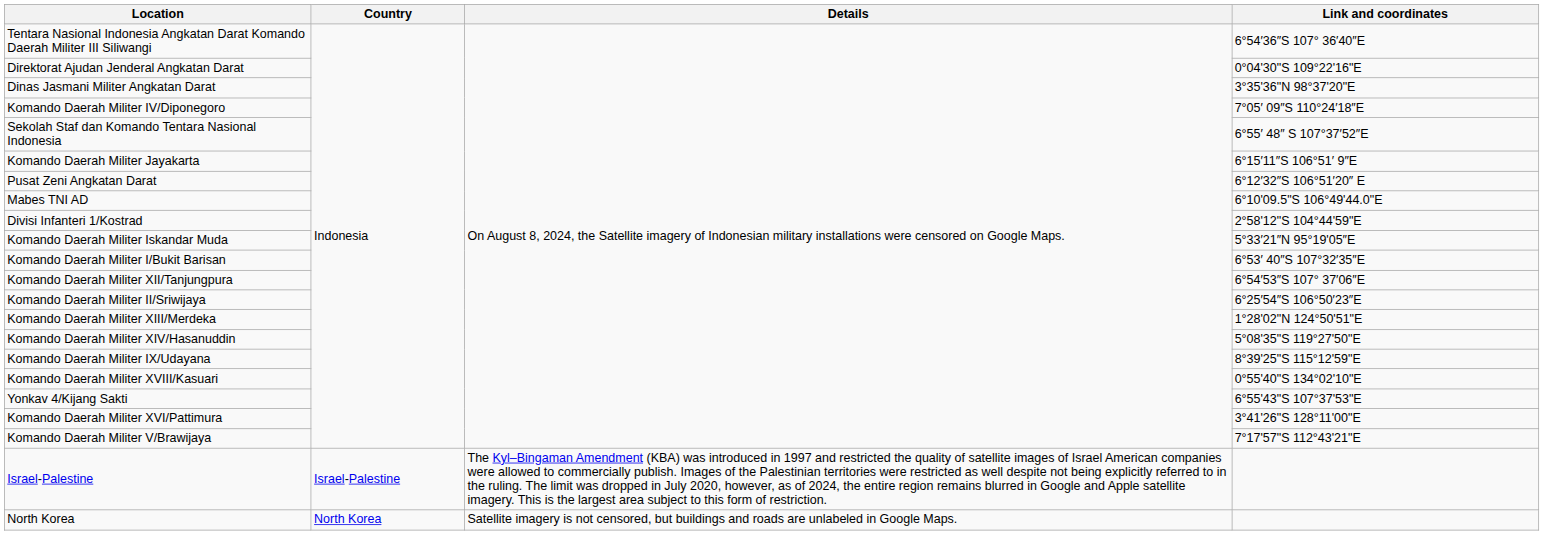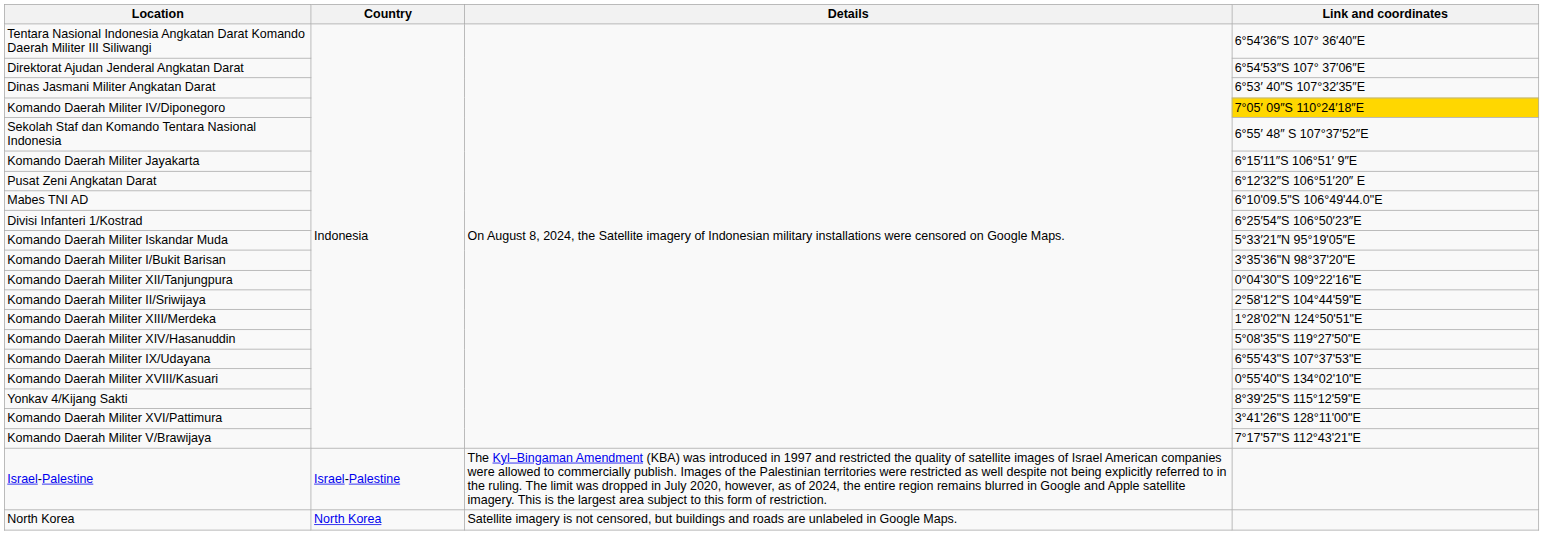(1298, 68) 0°04'30"S 109°22'16"E -> (1300, 68) 6°54′53″S 107° 37′06″E
(1295, 87) 3°35'36"N 98°37'20"E -> (1300, 87) 6°53′ 40″S 107°32′35″E
(1299, 107) no background -> (1299, 107) gold background
(1298, 220) 2°58'12"S 104°44'59"E -> (1298, 220) 6°25′54″S 106°50′23″E
(1300, 260) 6°53′ 40″S 107°32′35″E -> (1295, 260) 3°35'36"N 98°37'20"E
(1300, 279) 6°54′53″S 107° 37′06″E -> (1298, 279) 0°04'30"S 109°22'16"E
(1298, 299) 6°25′54″S 106°50′23″E -> (1298, 299) 2°58'12"S 104°44'59"E
(1298, 359) 8°39'25"S 115°12'59"E -> (1298, 359) 6°55'43"S 107°37'53"E
(1298, 398) 6°55'43"S 107°37'53"E -> (1298, 398) 8°39'25"S 115°12'59"E
